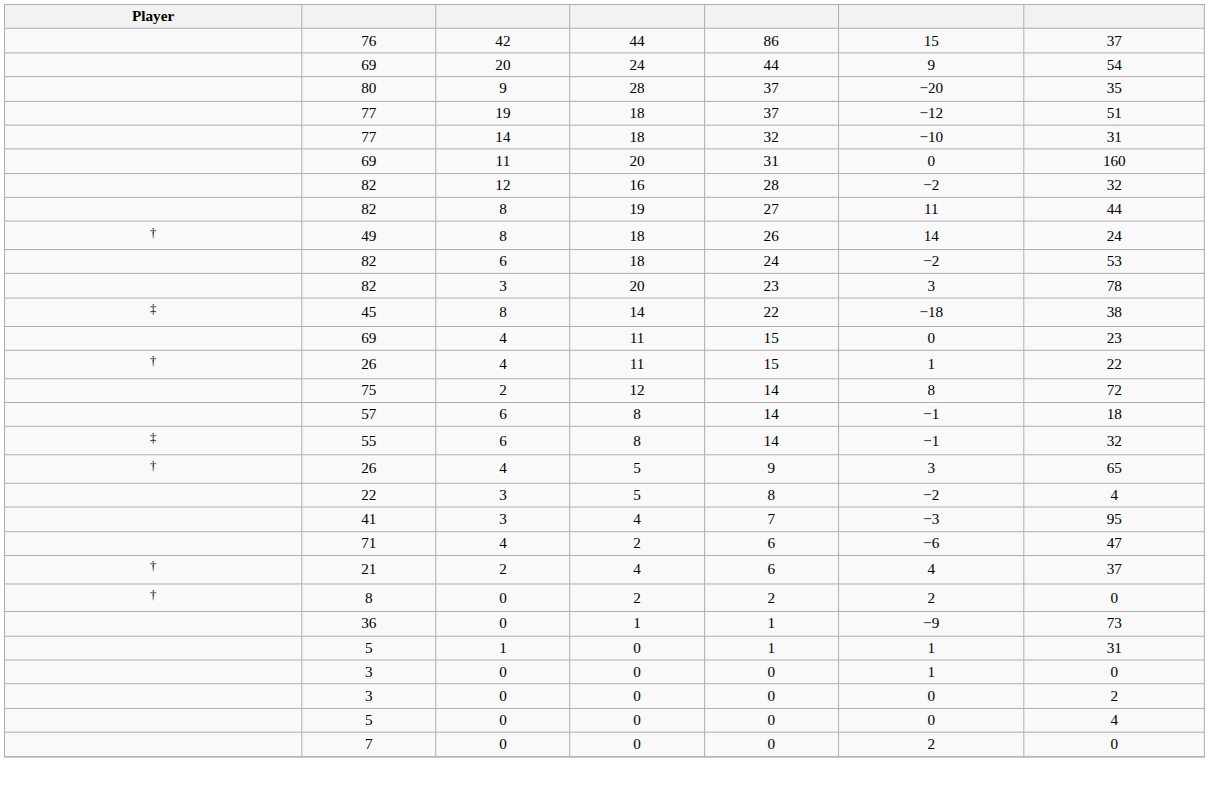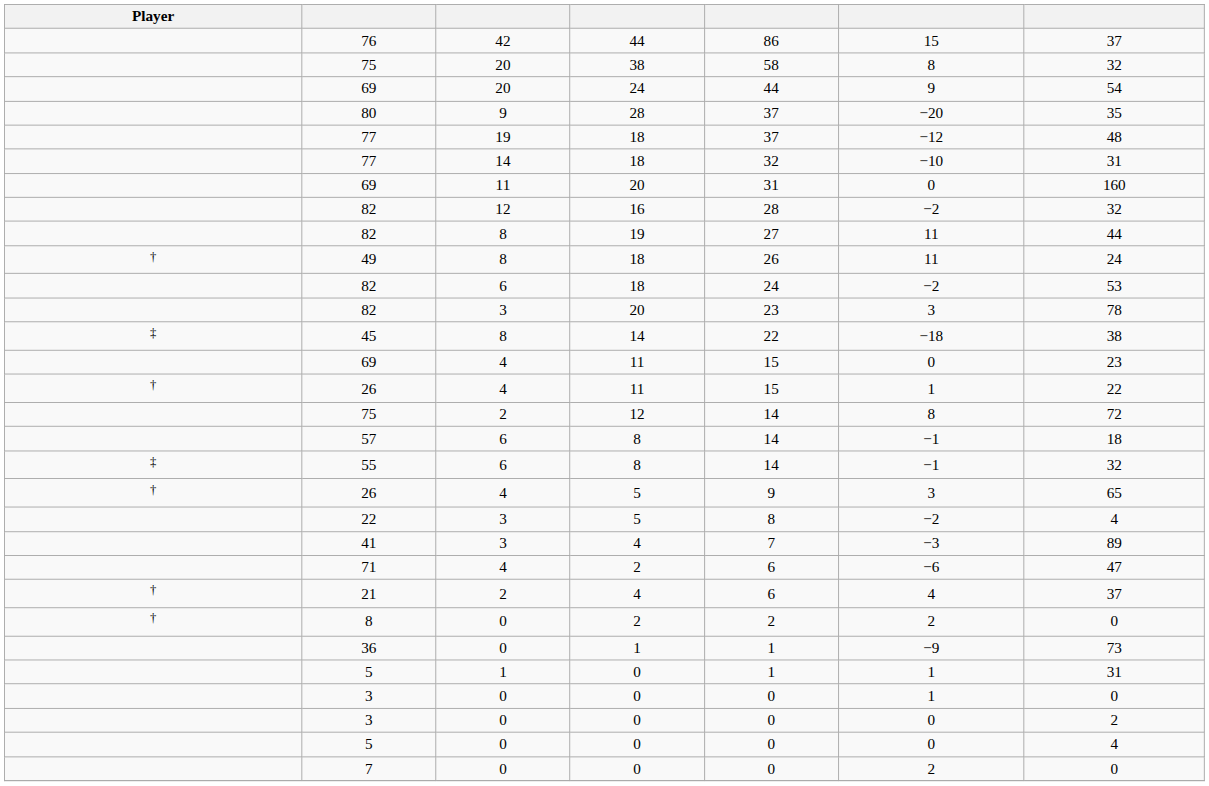+ row: (369, 64)
(1114, 112) 51 -> (1114, 137) 48
(931, 235) 14 -> (931, 259) 11
(1114, 519) 95 -> (1114, 543) 89
